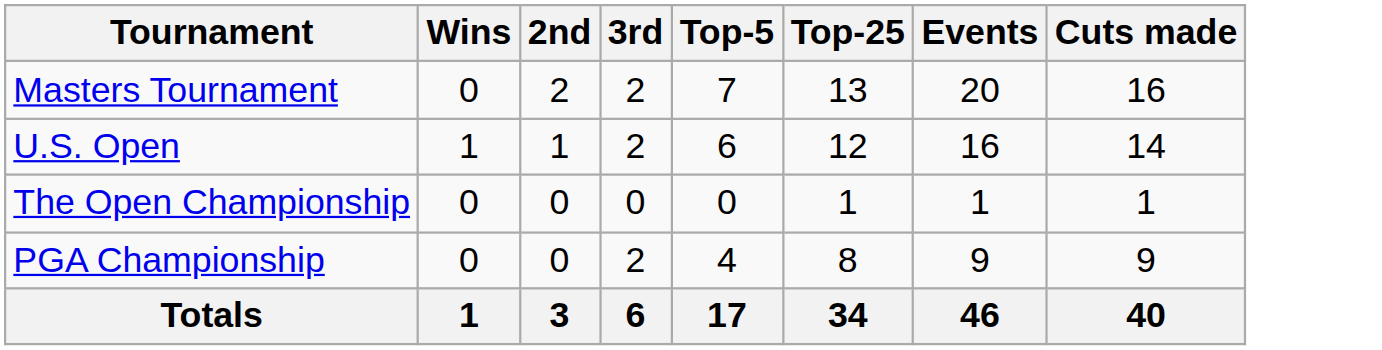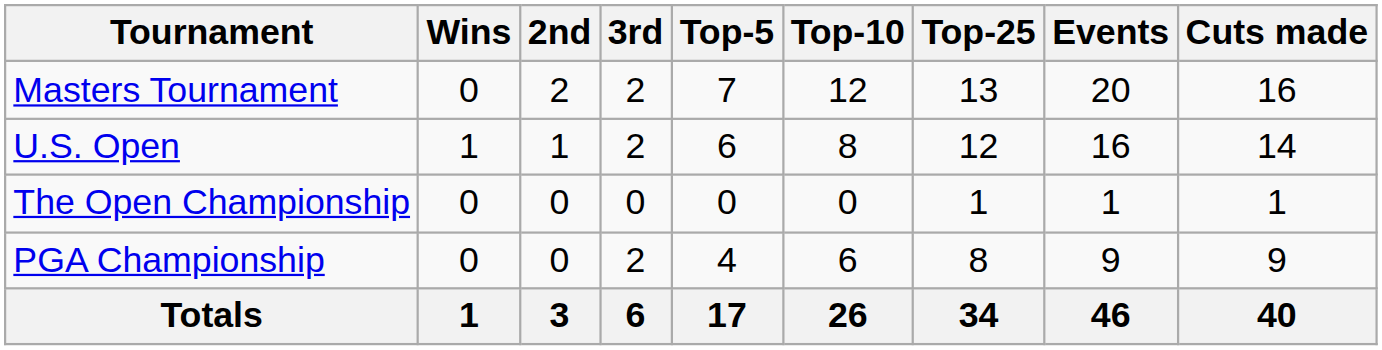+ column: (848, 32)
